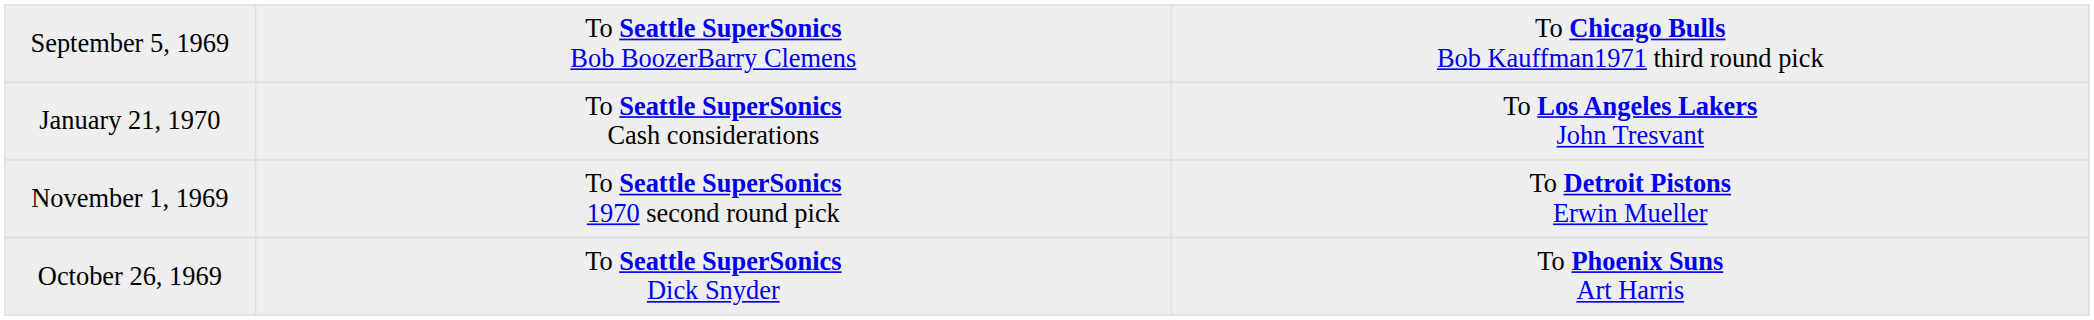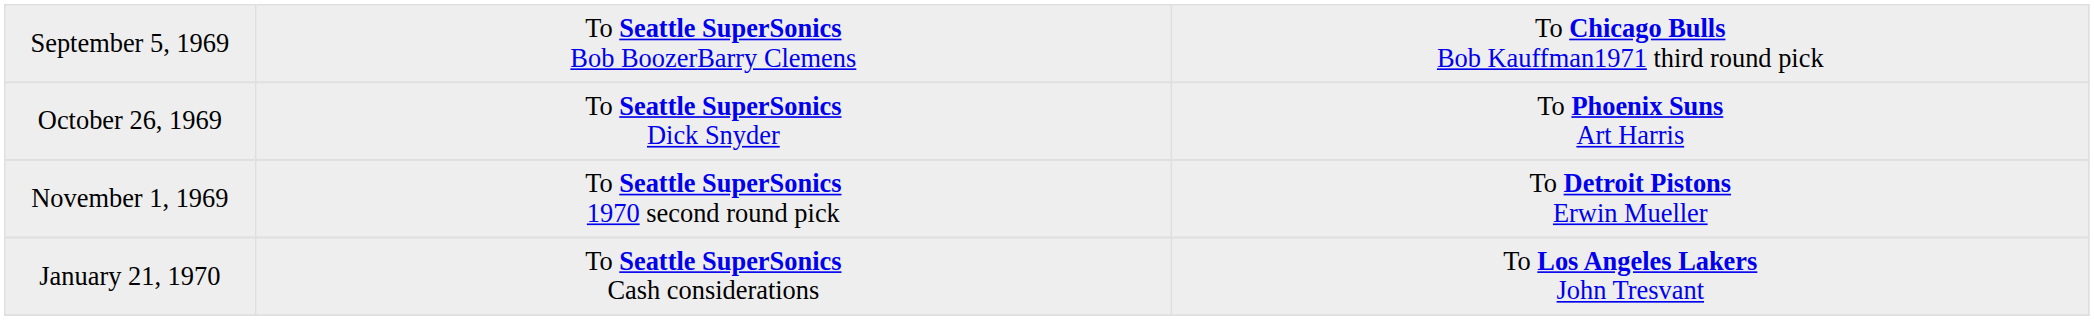rows swapped: (130, 275) <-> (130, 120)
